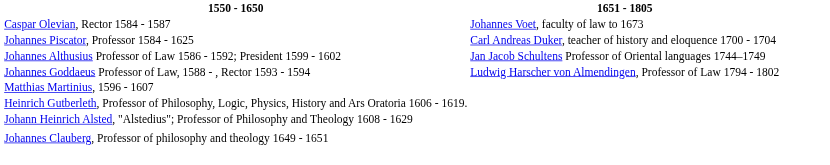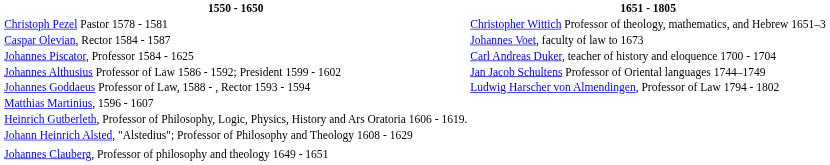+ row: (86, 24)
